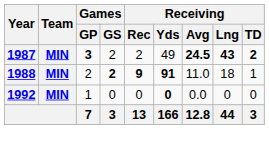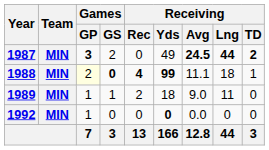(139, 54) 2 -> (139, 54) 0
(227, 54) 43 -> (227, 54) 44
(88, 74) no background -> (88, 74) lightyellow background
(112, 74) 2 -> (112, 74) 0
(139, 74) 9 -> (139, 74) 4
(168, 74) 91 -> (168, 74) 99
(198, 74) 11.0 -> (198, 74) 11.1
+ row: (21, 94)
